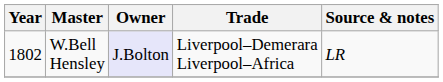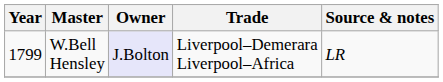(25, 53) 1802 -> (25, 53) 1799
